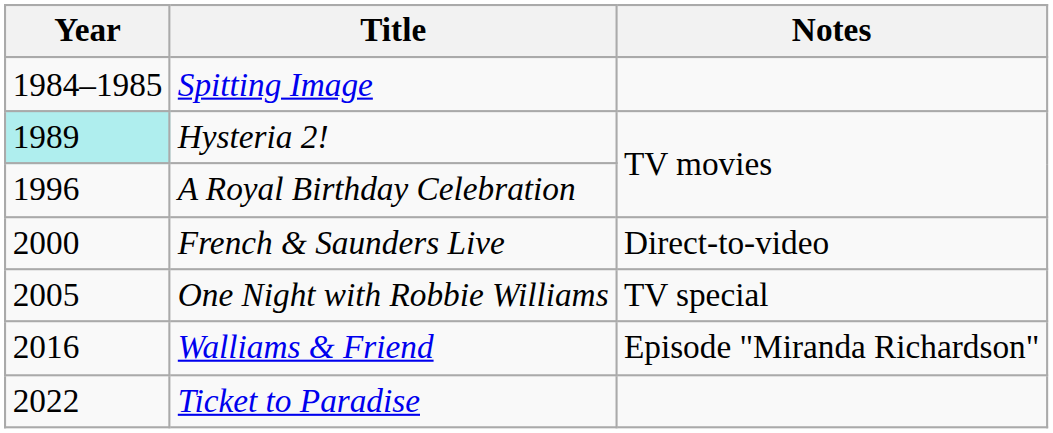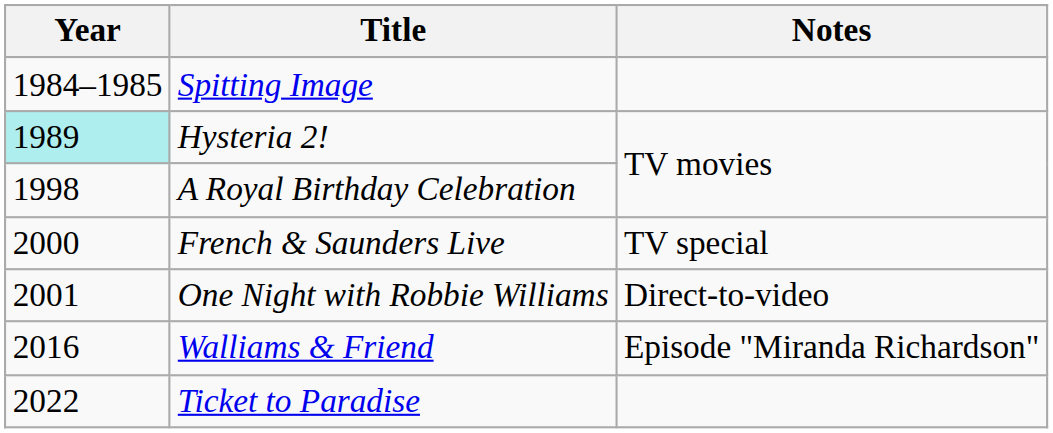(46, 189) 1996 -> (46, 189) 1998
(727, 242) Direct-to-video -> (696, 242) TV special
(46, 294) 2005 -> (46, 294) 2001
(696, 294) TV special -> (727, 294) Direct-to-video
